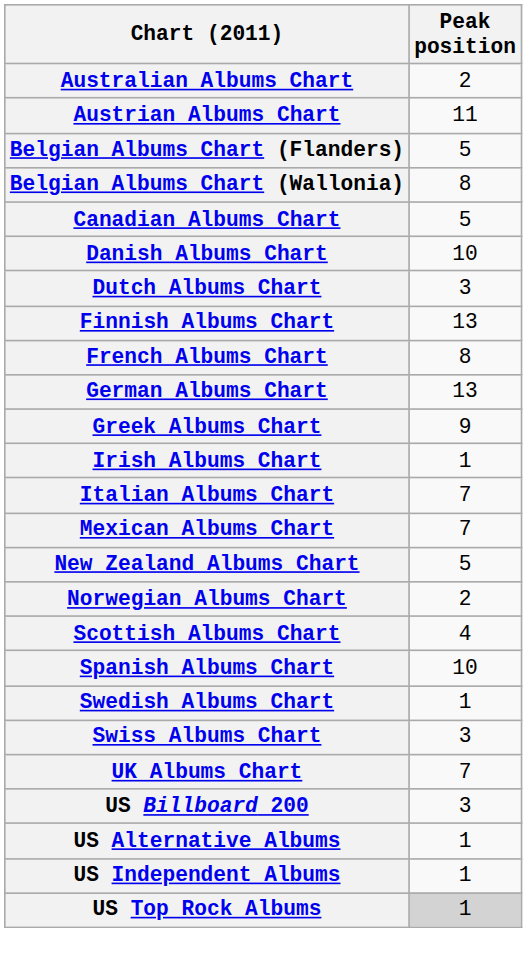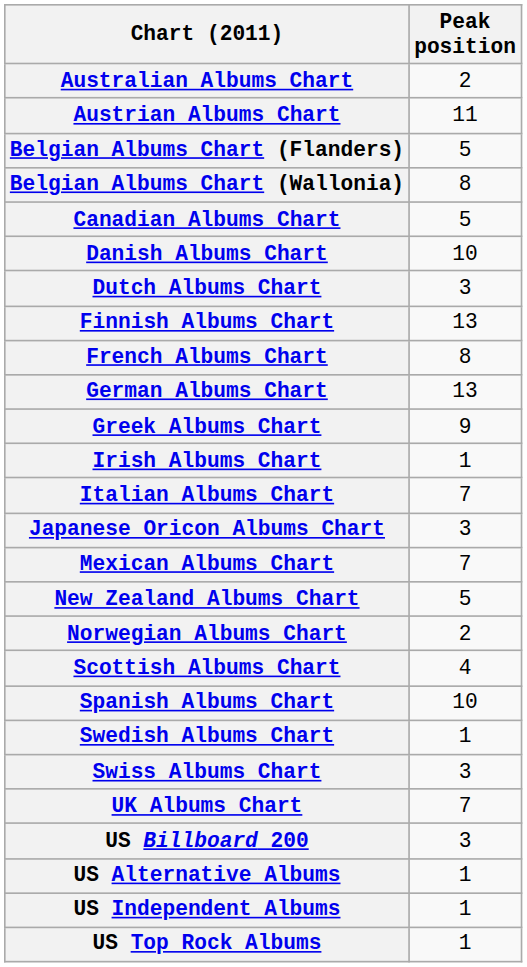+ row: (207, 530)
(465, 910) lightgrey background -> (465, 944) no background
